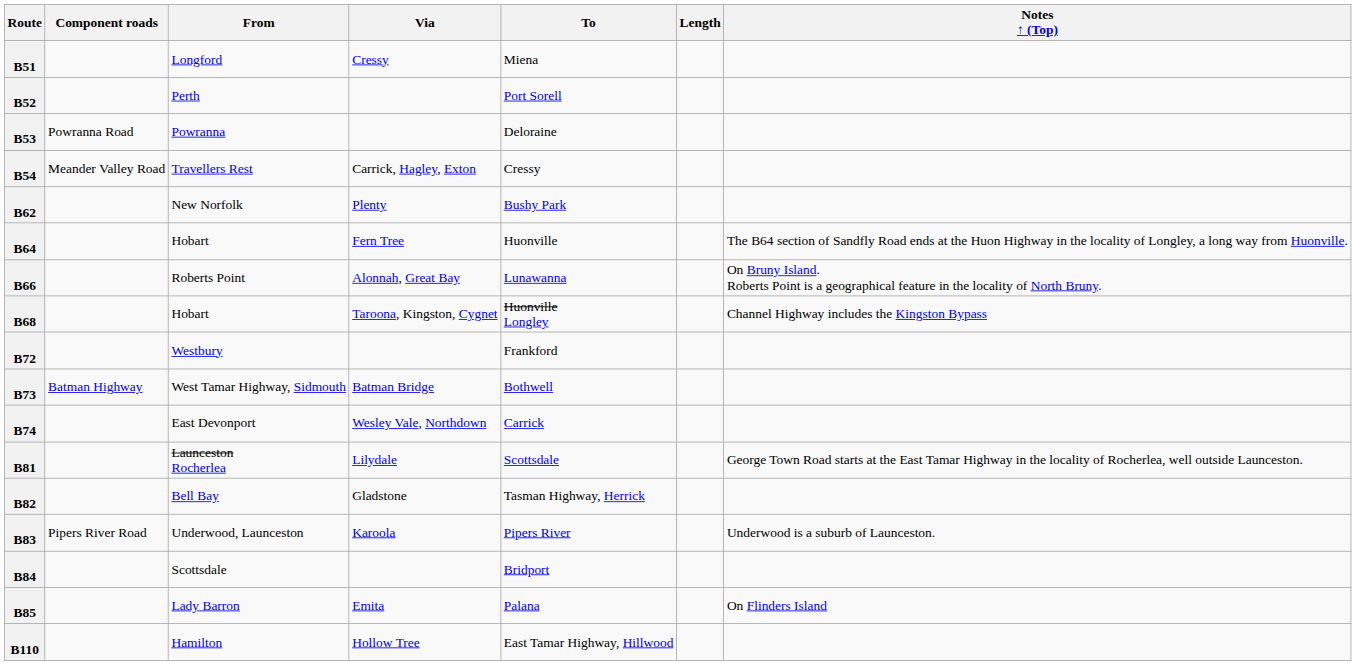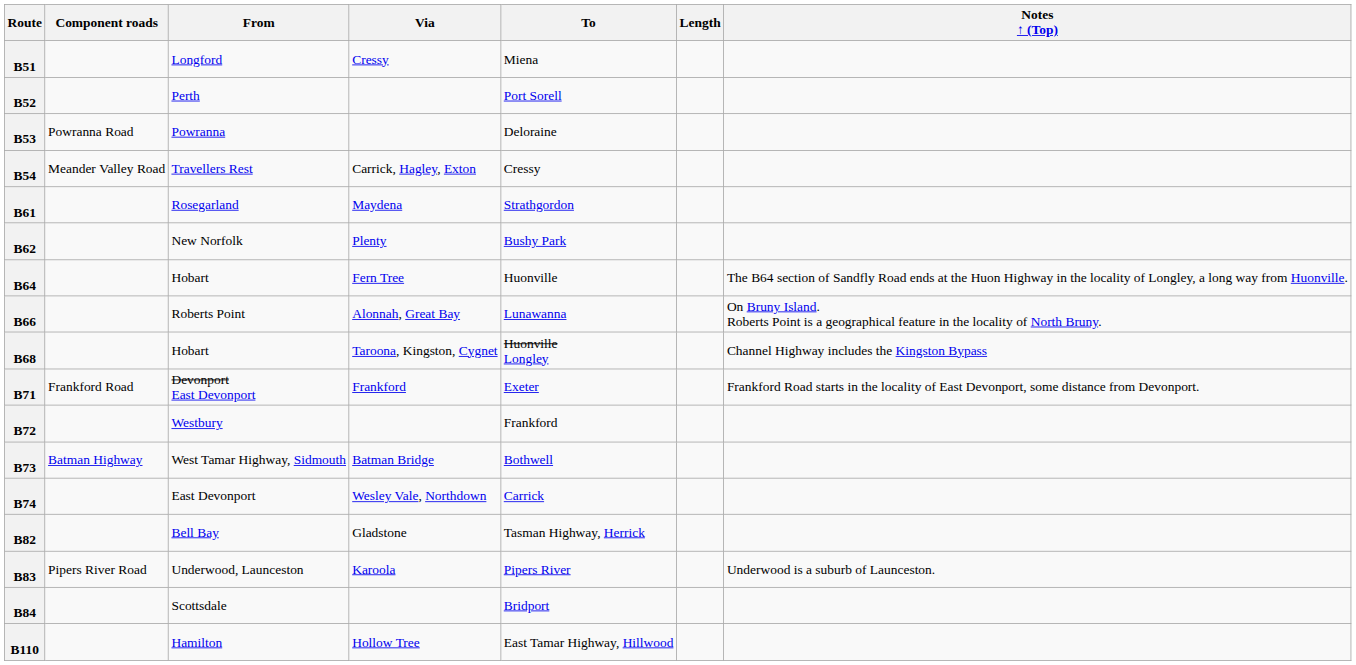+ row: (25, 212)
+ row: (25, 394)
- row: (25, 467)
- row: (25, 613)
